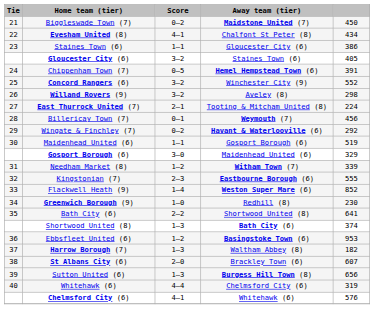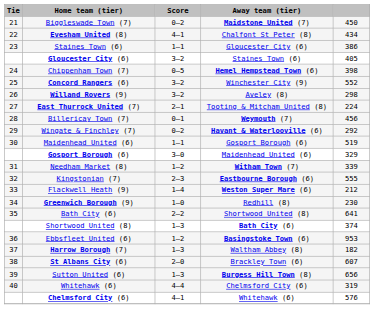(351, 70) 391 -> (351, 70) 398
(351, 190) 852 -> (351, 190) 212
